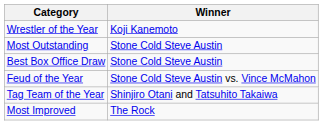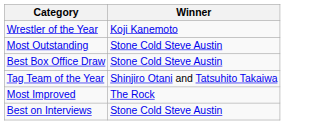- row: (45, 78)
+ row: (49, 111)
